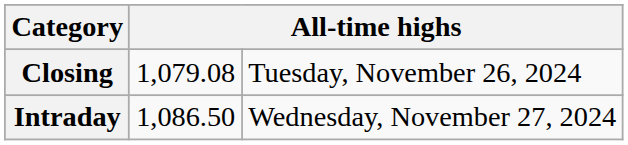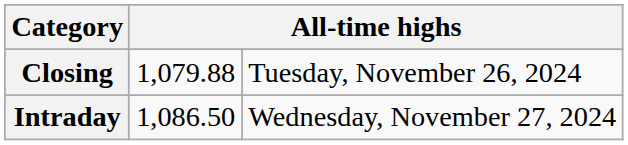(186, 71) 1,079.08 -> (186, 71) 1,079.88
